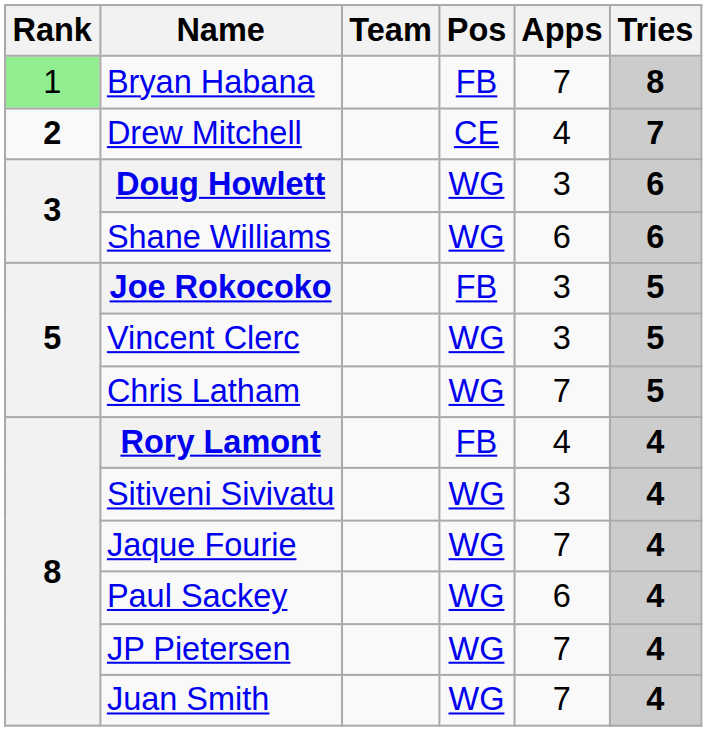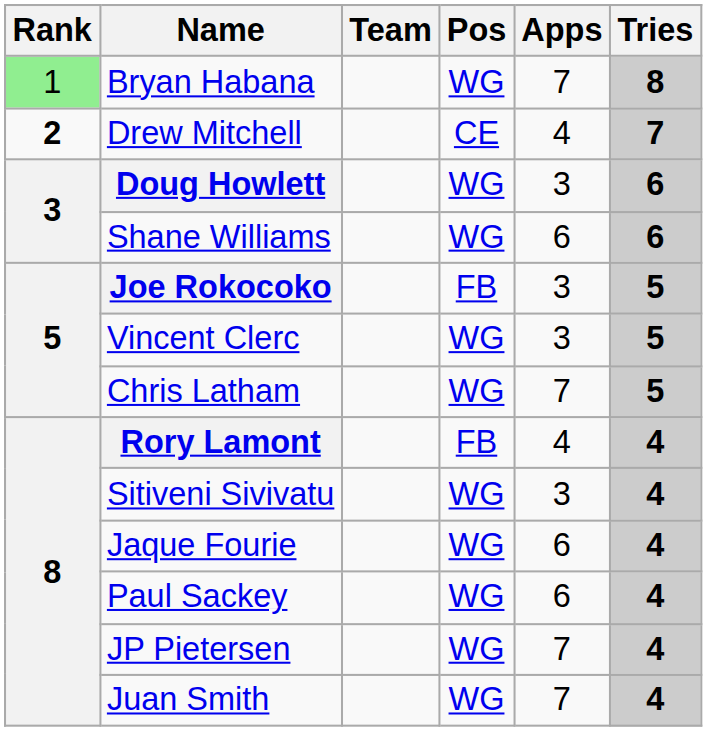(476, 81) FB -> (476, 81) WG
(562, 545) 7 -> (562, 545) 6
